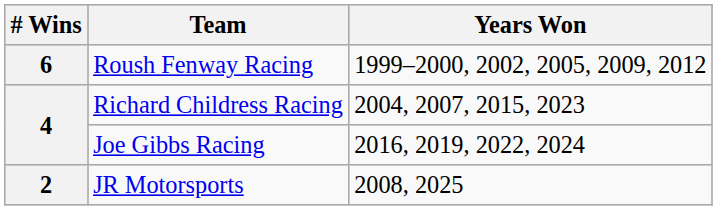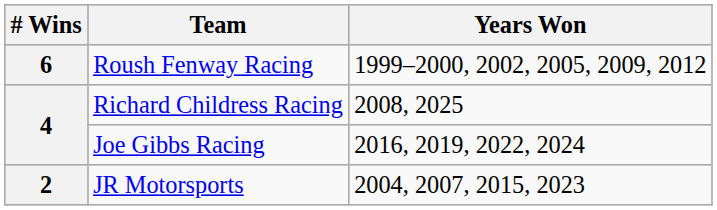(470, 104) 2004, 2007, 2015, 2023 -> (409, 104) 2008, 2025
(409, 185) 2008, 2025 -> (470, 185) 2004, 2007, 2015, 2023
